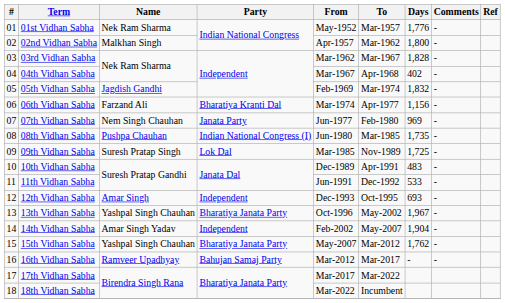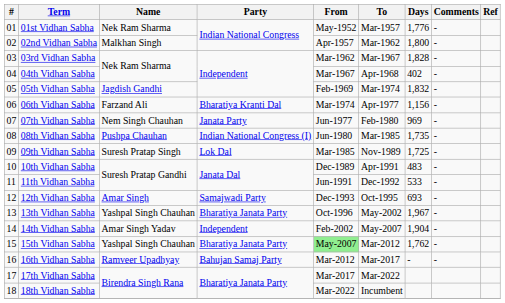(224, 197) Independent -> (233, 197) Samajwadi Party
(336, 244) no background -> (336, 244) lightgreen background
